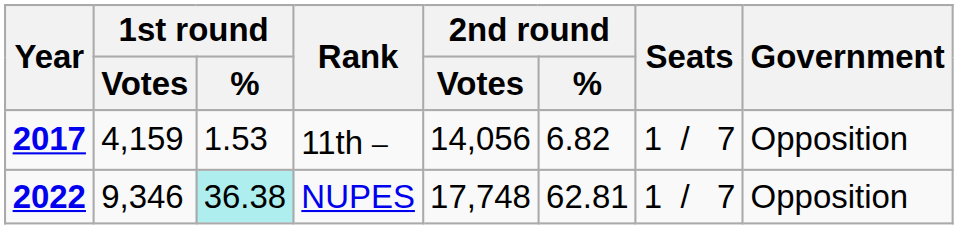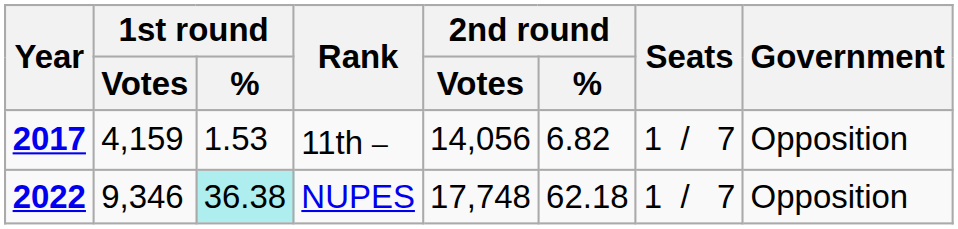(587, 196) 62.81 -> (587, 196) 62.18
